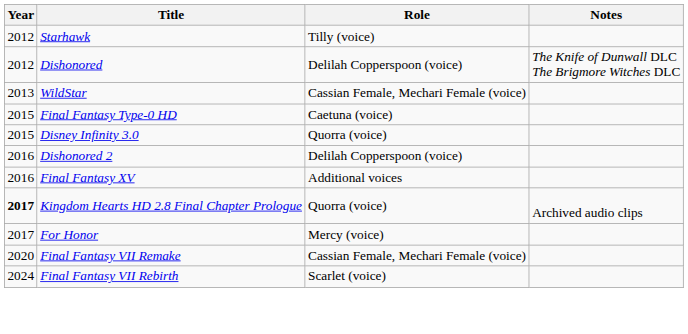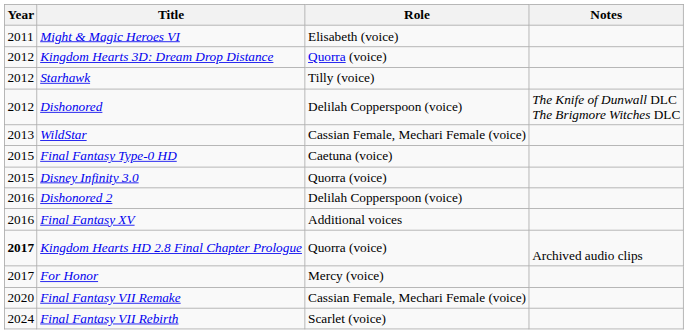+ row: (110, 36)
+ row: (157, 57)
